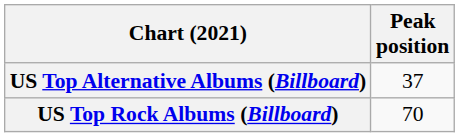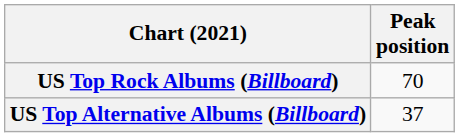rows swapped: (188, 80) <-> (188, 114)
